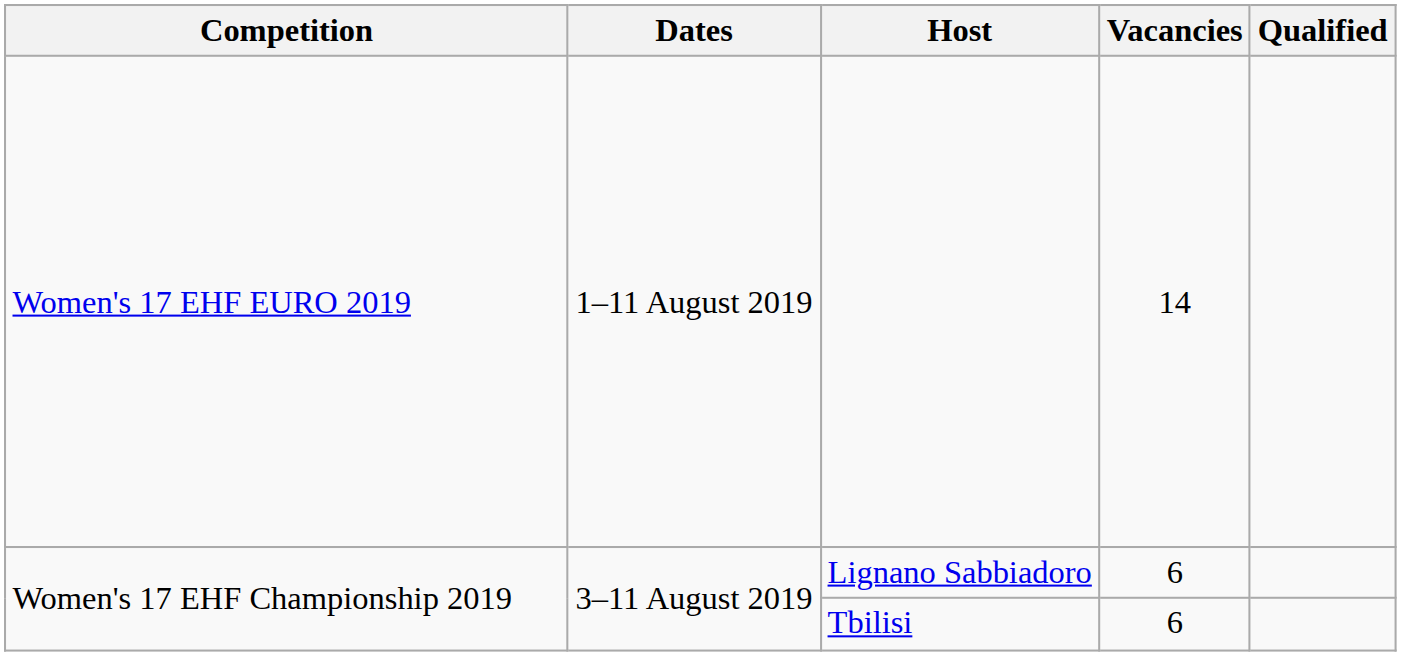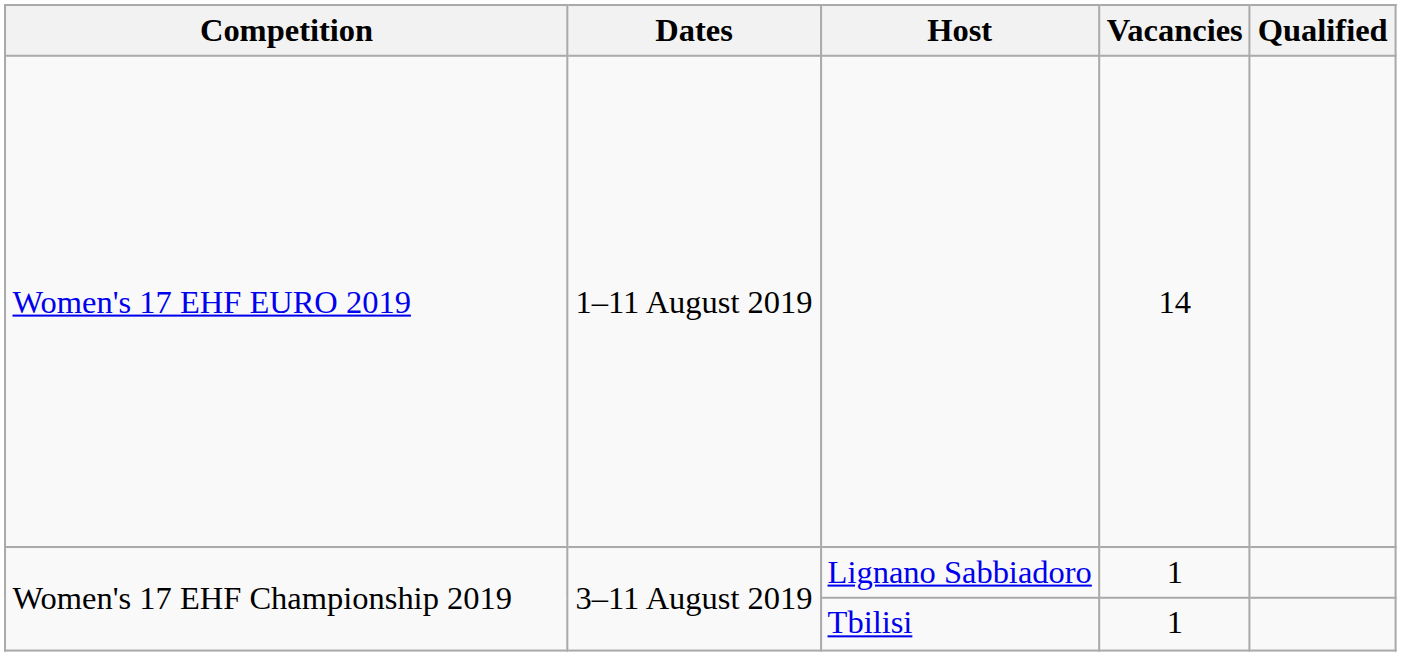(1175, 571) 6 -> (1175, 571) 1
(1175, 623) 6 -> (1175, 623) 1
